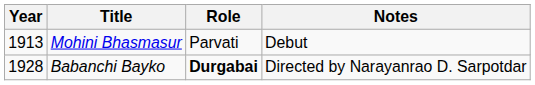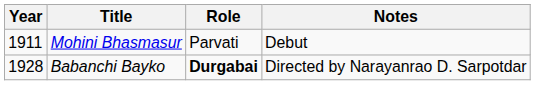(26, 42) 1913 -> (25, 42) 1911
